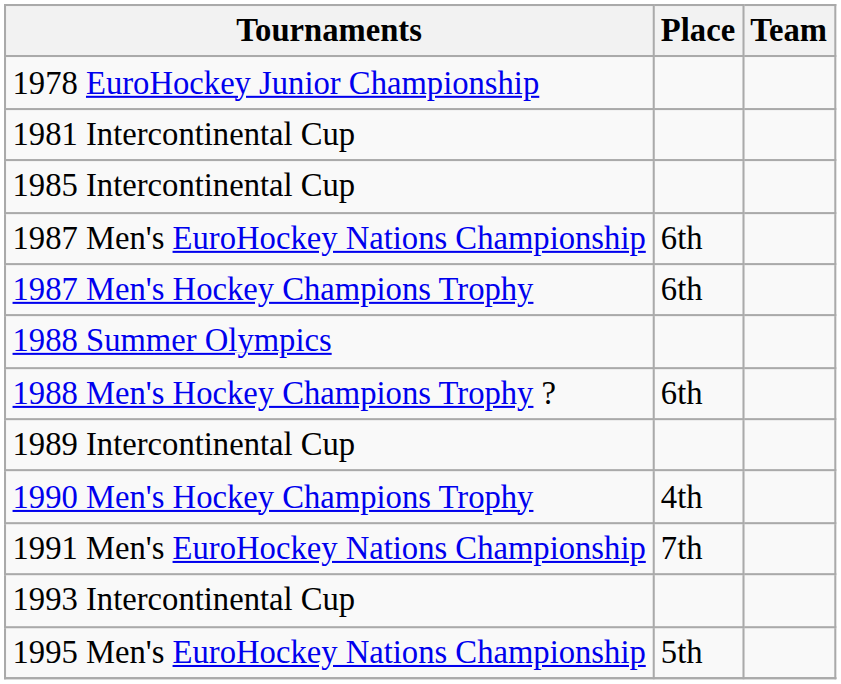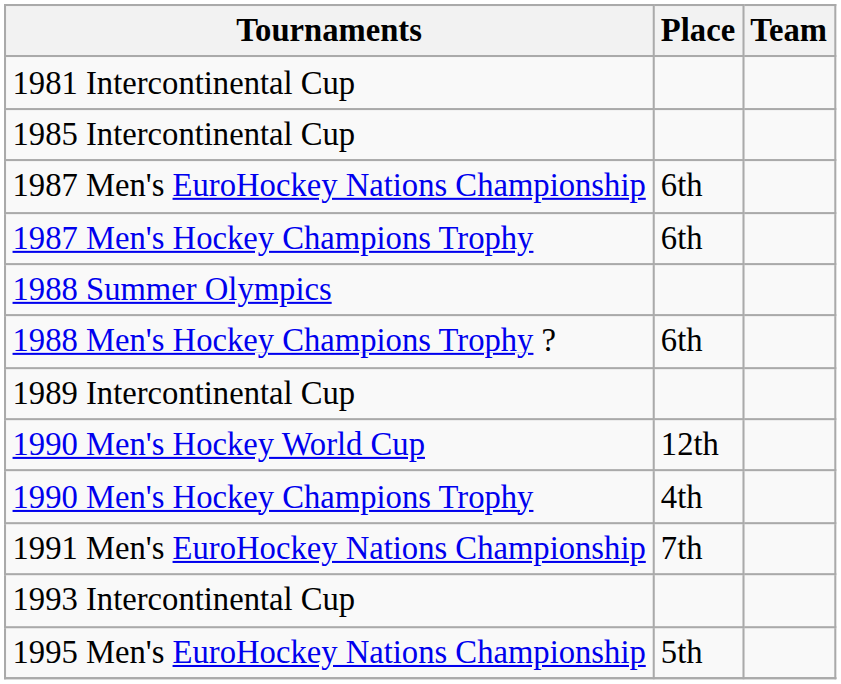- row: (276, 82)
+ row: (219, 444)
